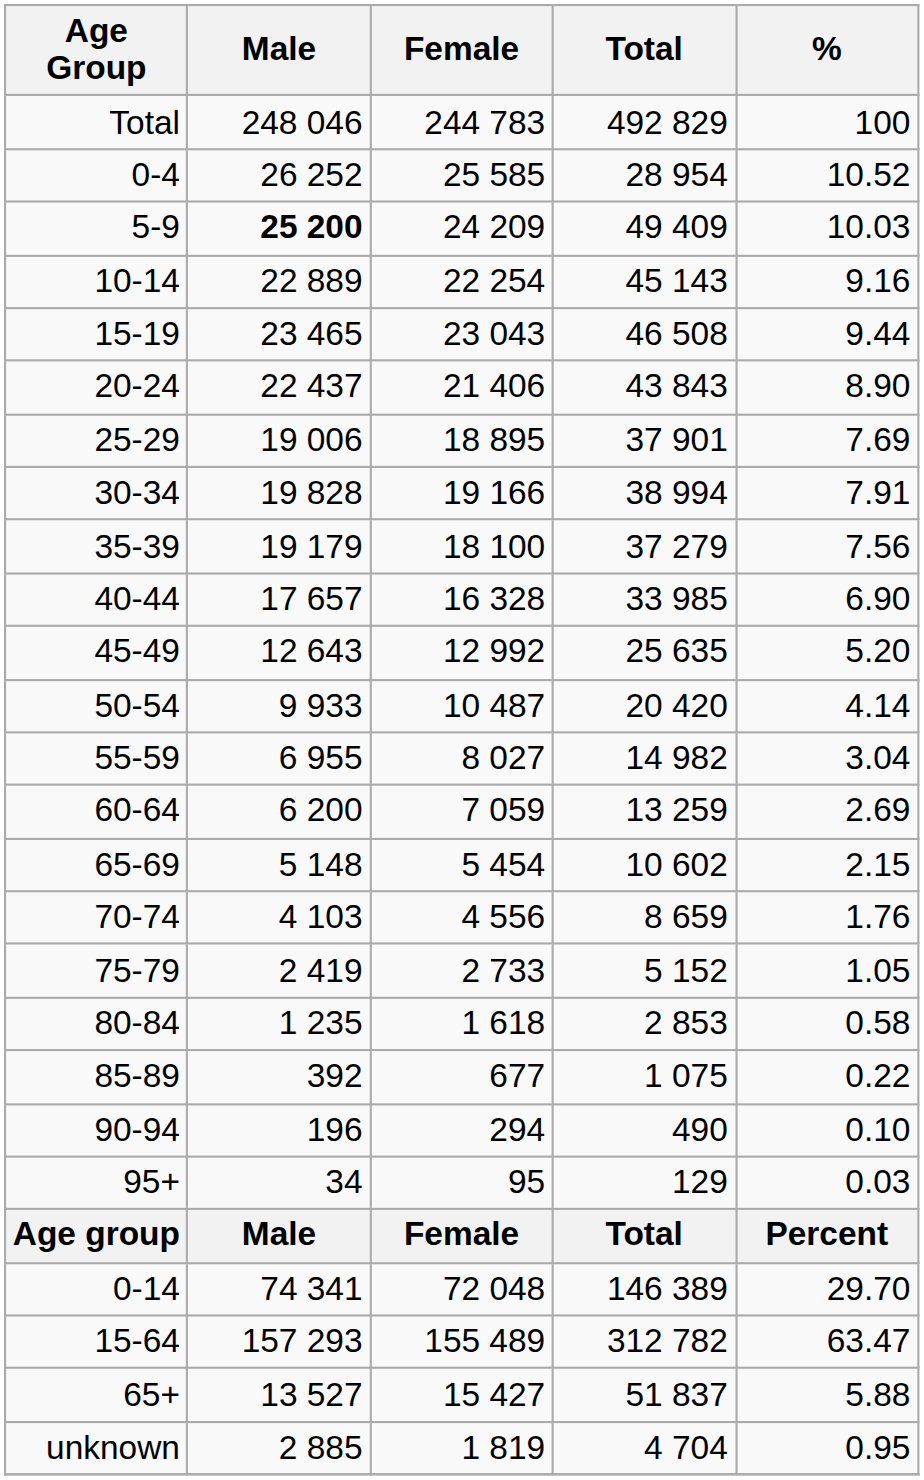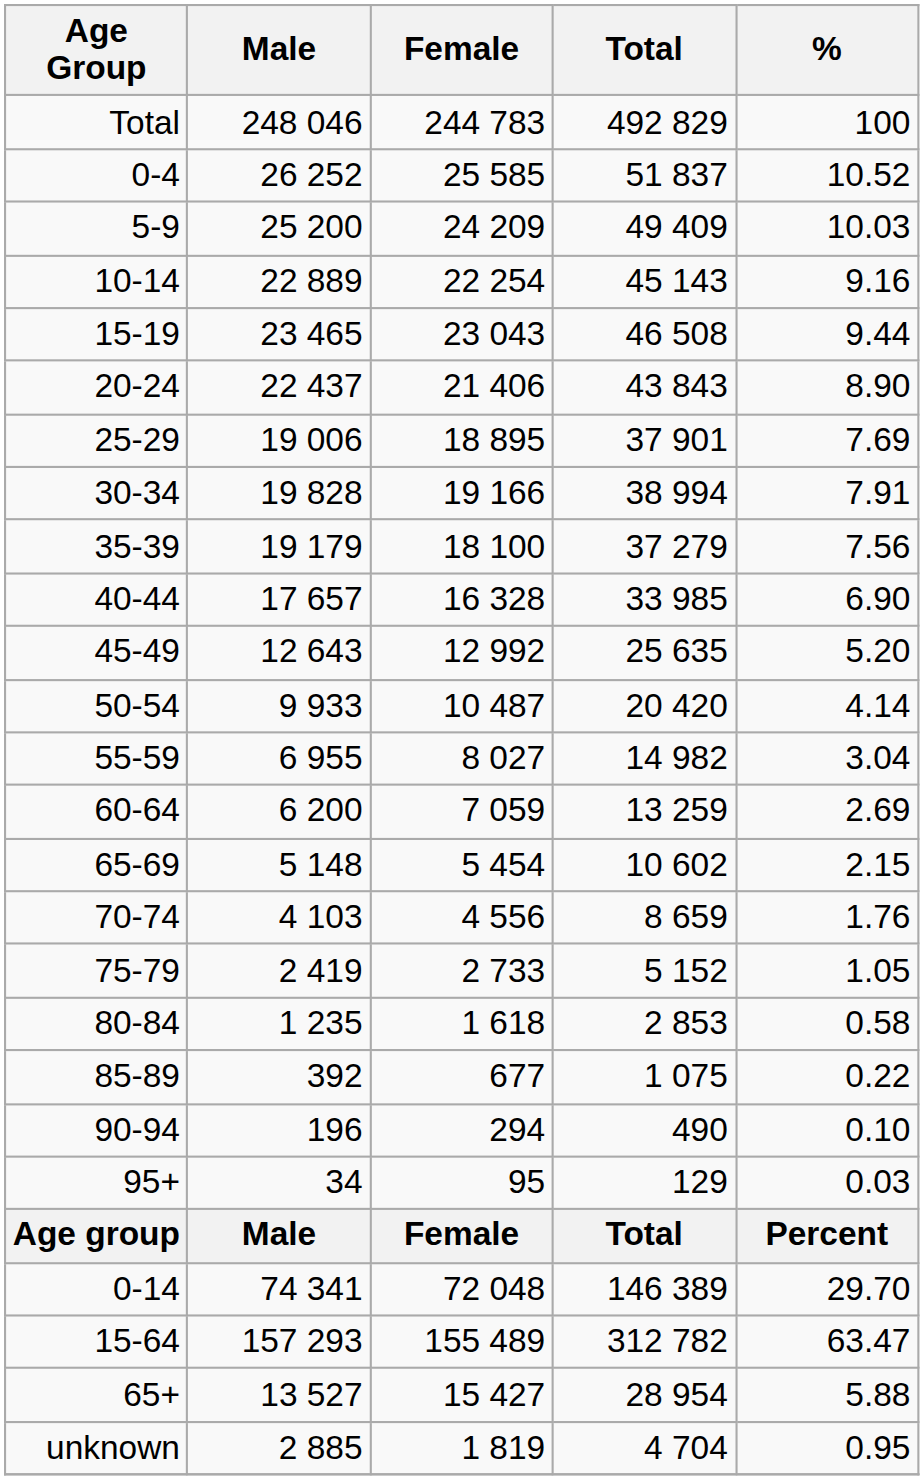(677, 174) 28 954 -> (677, 174) 51 837
(311, 227) bold -> (311, 227) normal
(677, 1394) 51 837 -> (677, 1394) 28 954
